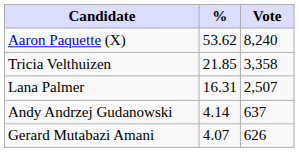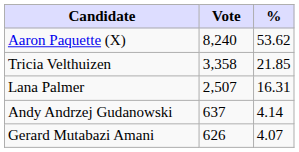columns swapped: (267, 16) <-> (220, 16)
